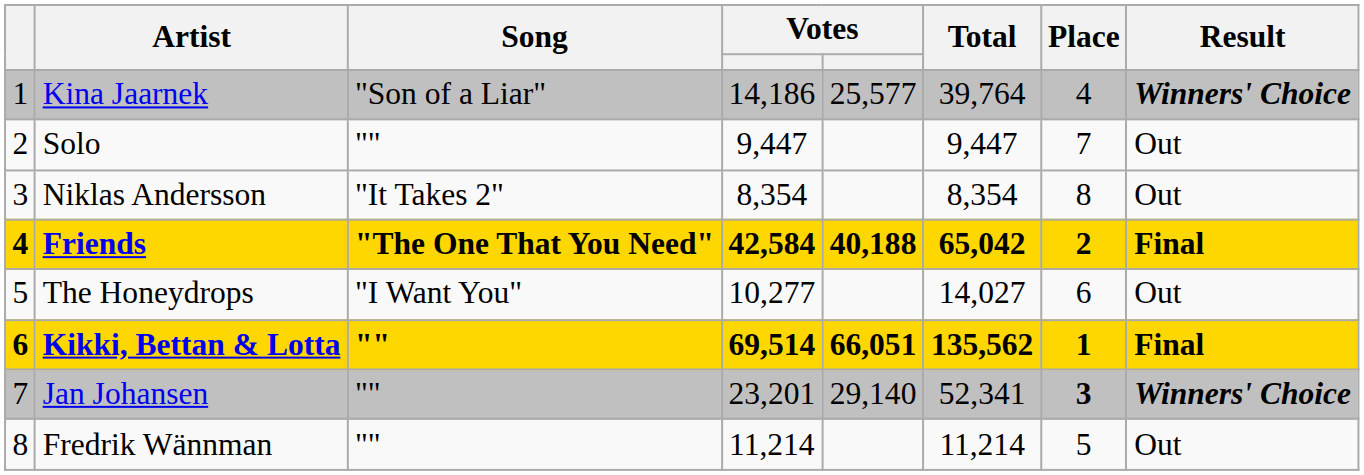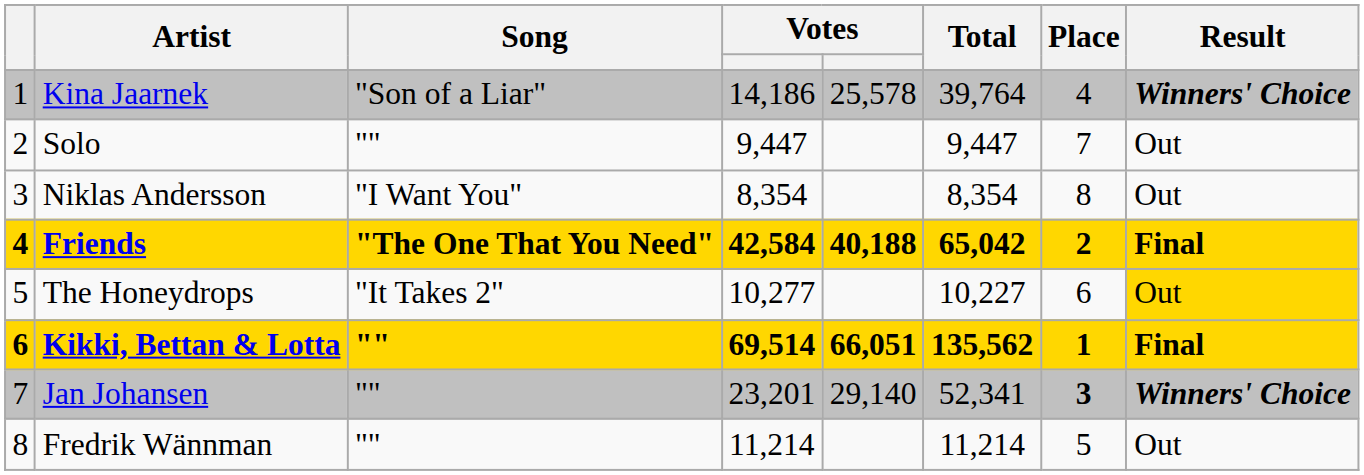(873, 94) 25,577 -> (873, 94) 25,578
(429, 193) "It Takes 2" -> (439, 193) "I Want You"
(439, 293) "I Want You" -> (429, 293) "It Takes 2"
(982, 293) 14,027 -> (982, 293) 10,227
(1158, 293) no background -> (1158, 293) gold background
